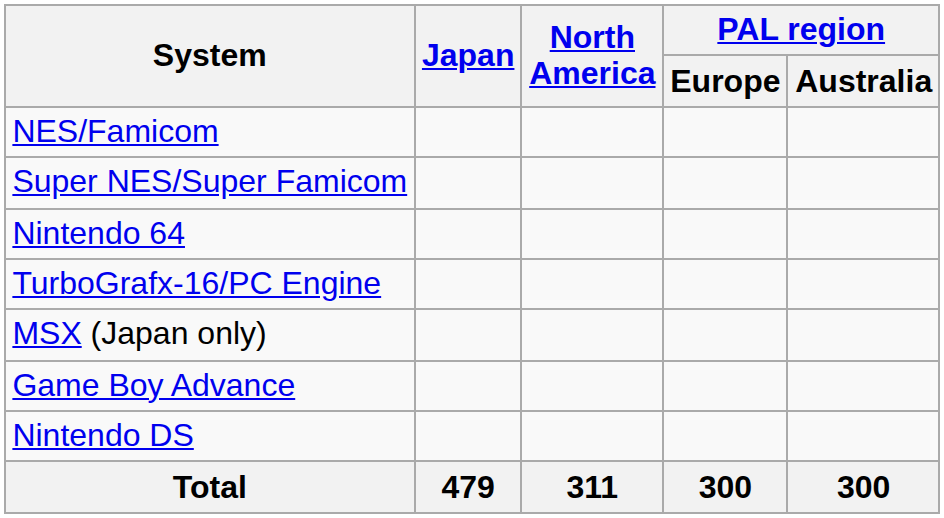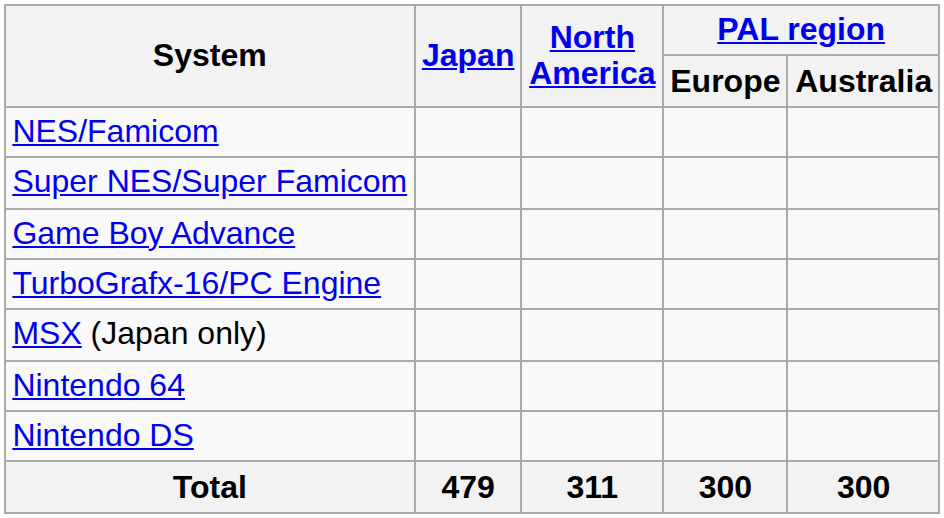rows swapped: (99, 232) <-> (154, 385)
